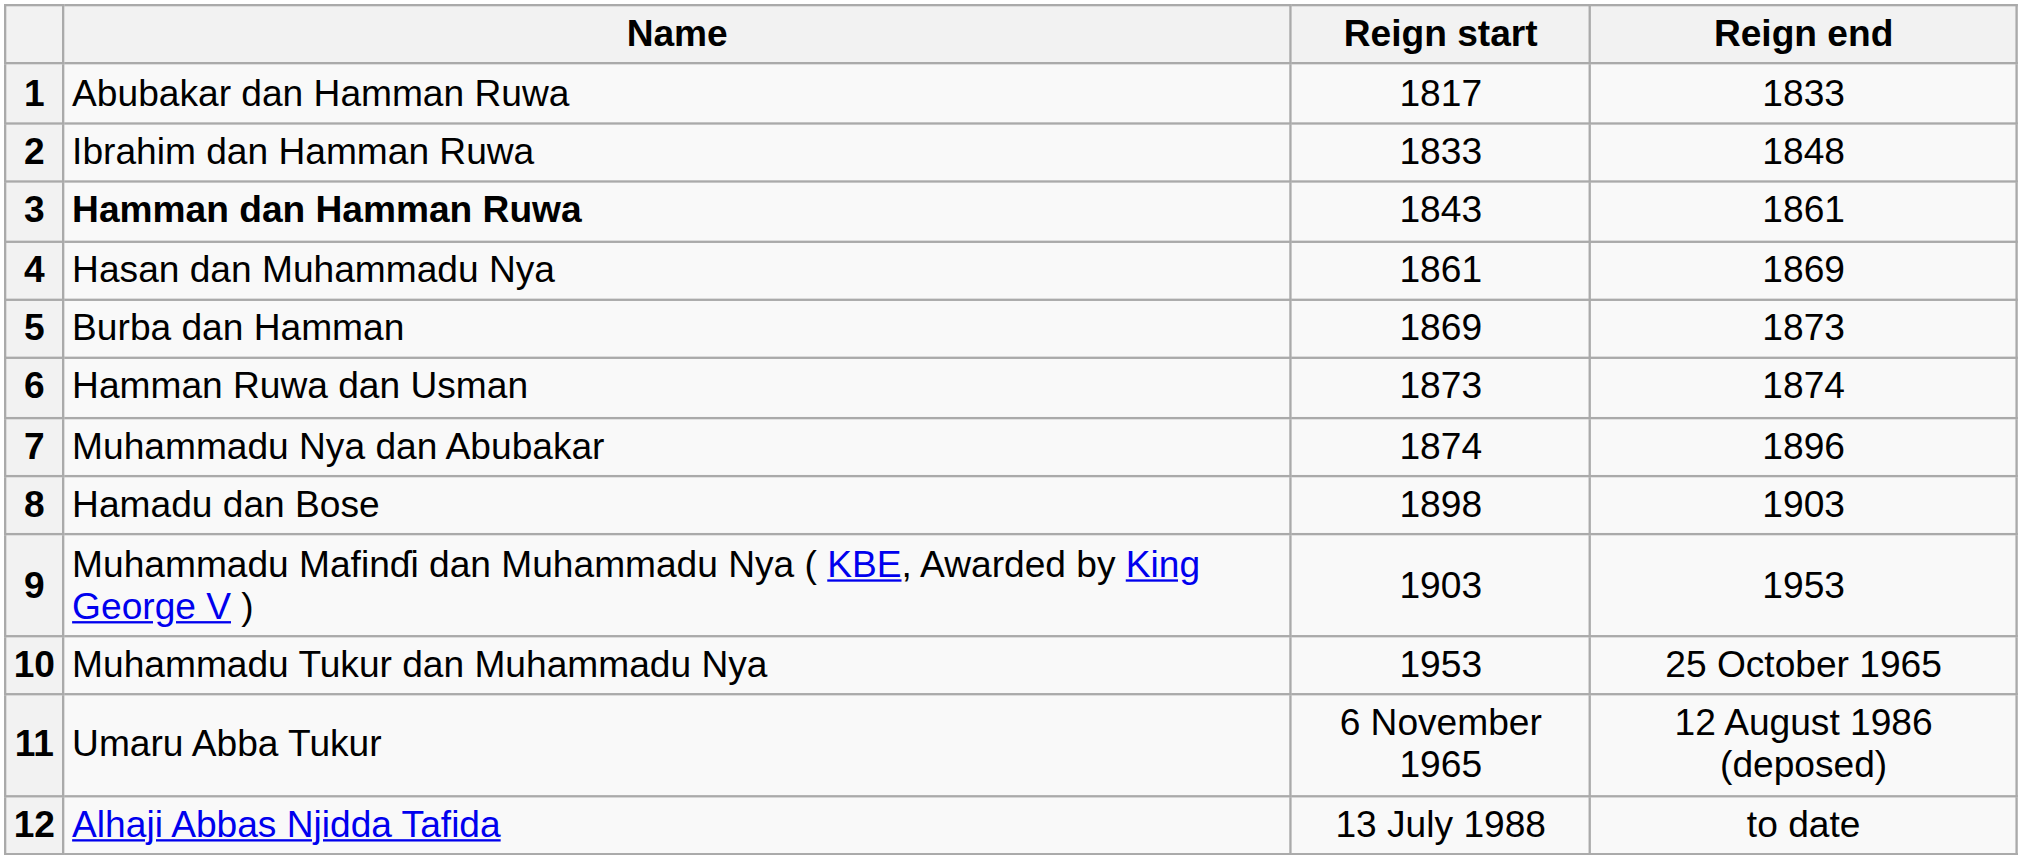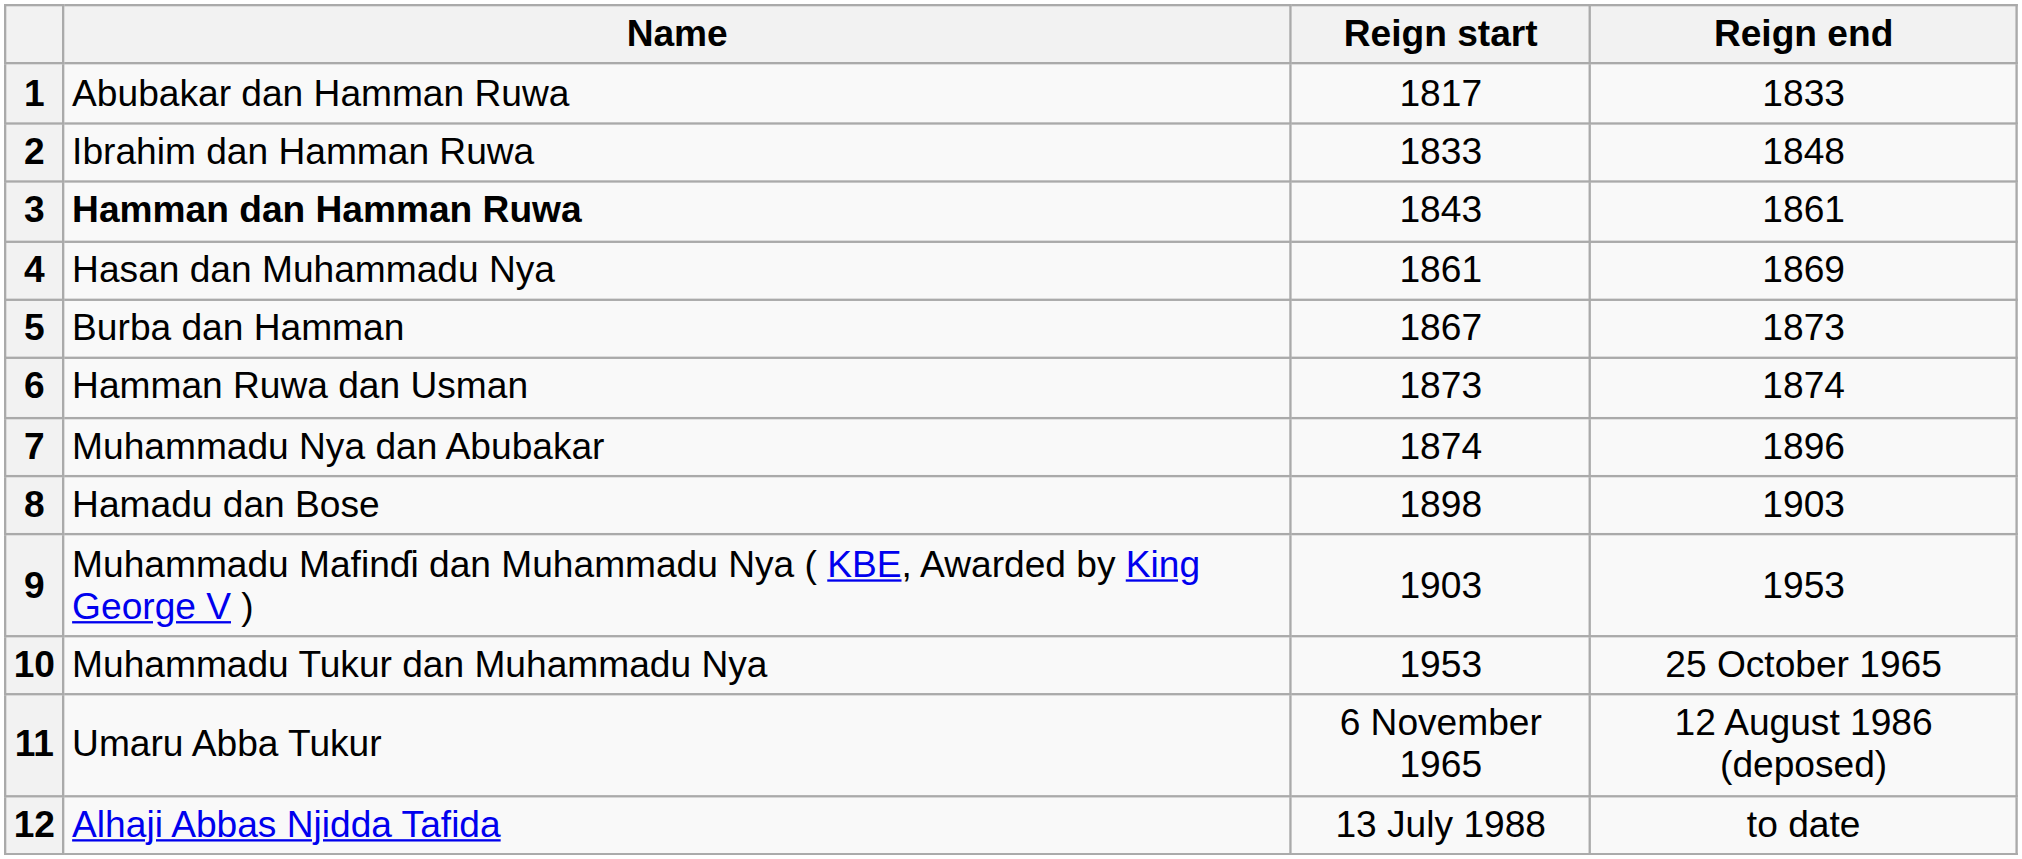(1441, 328) 1869 -> (1441, 328) 1867
